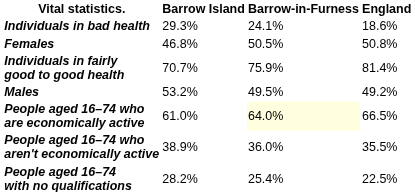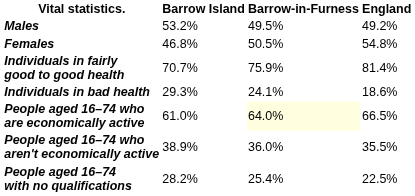rows swapped: (22, 92) <-> (77, 26)
(380, 43) 50.8% -> (380, 43) 54.8%
